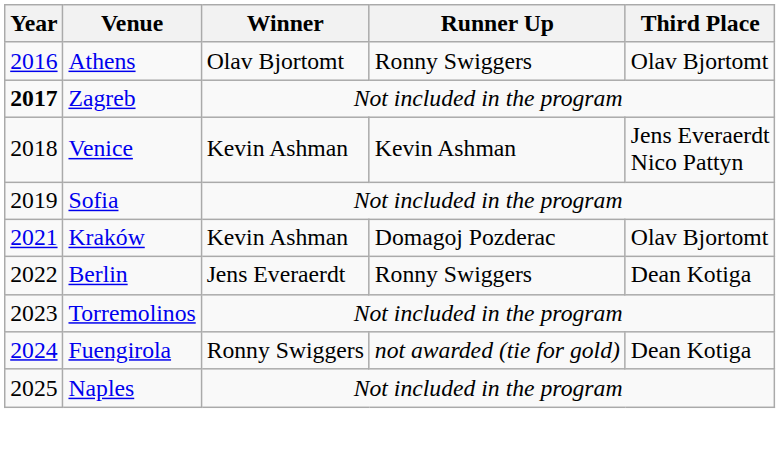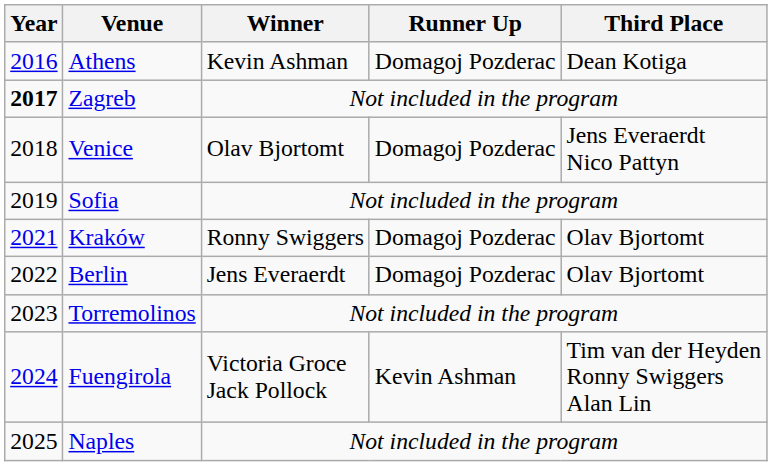(275, 60) Olav Bjortomt -> (277, 60) Kevin Ashman
(453, 60) Ronny Swiggers -> (465, 60) Domagoj Pozderac
(700, 60) Olav Bjortomt -> (627, 60) Dean Kotiga
(277, 149) Kevin Ashman -> (275, 149) Olav Bjortomt
(445, 149) Kevin Ashman -> (465, 149) Domagoj Pozderac
(277, 237) Kevin Ashman -> (285, 237) Ronny Swiggers
(453, 275) Ronny Swiggers -> (465, 275) Domagoj Pozderac
(691, 275) Dean Kotiga -> (635, 275) Olav Bjortomt
(285, 350) Ronny Swiggers -> (277, 376) Victoria Groce Jack Pollock
(497, 350) not awarded (tie for gold) -> (445, 376) Kevin Ashman
(691, 350) Dean Kotiga -> (664, 376) Tim van der Heyden Ronny Swiggers Alan Lin
